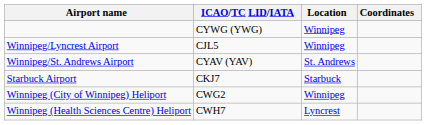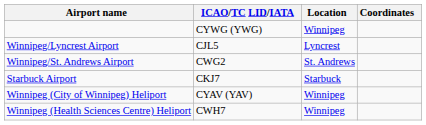(324, 45) Winnipeg -> (322, 45) Lyncrest
(224, 62) CYAV (YAV) -> (211, 62) CWG2
(211, 95) CWG2 -> (224, 95) CYAV (YAV)
(322, 111) Lyncrest -> (324, 111) Winnipeg
